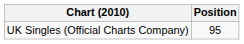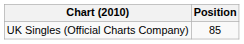(215, 30) 95 -> (215, 30) 85
